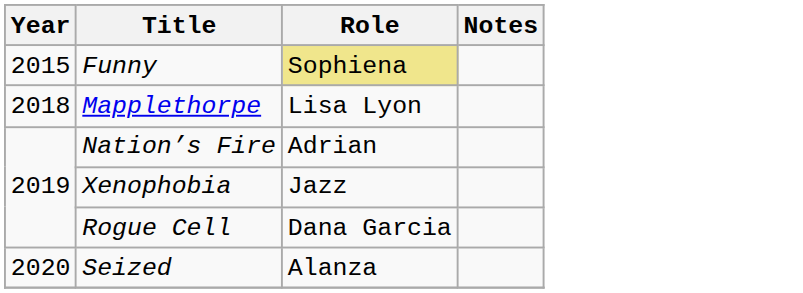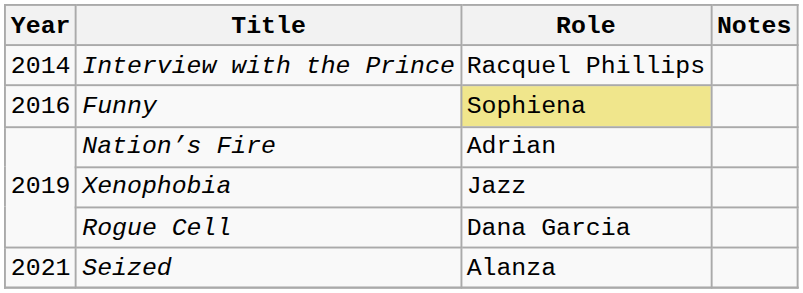+ row: (269, 66)
(41, 66) 2015 -> (41, 106) 2016
- row: (172, 106)
(41, 268) 2020 -> (41, 268) 2021
